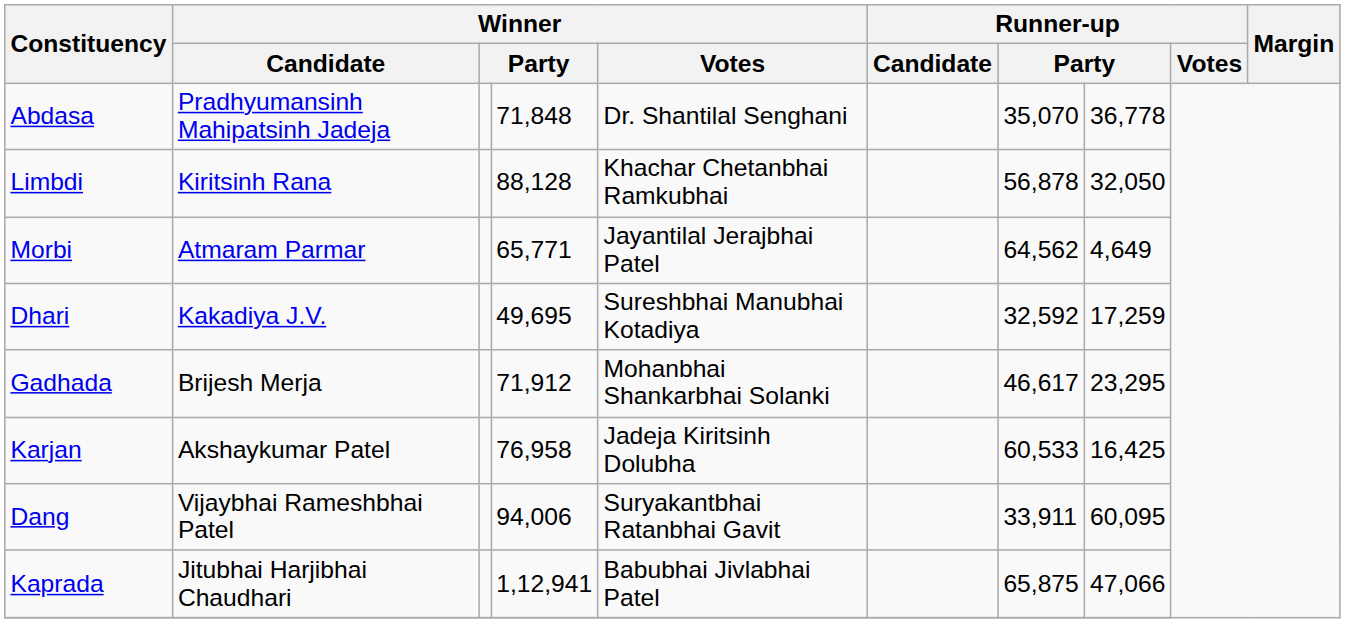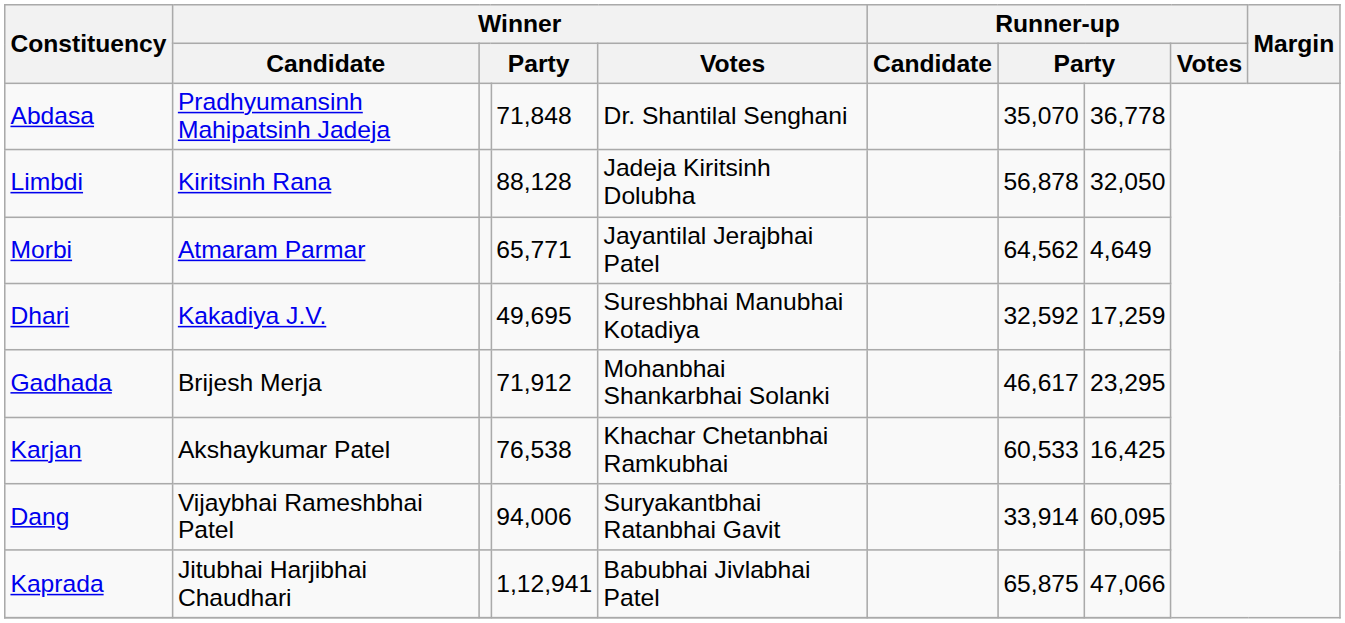(716, 182) Khachar Chetanbhai Ramkubhai -> (687, 182) Jadeja Kiritsinh Dolubha
(534, 450) 76,958 -> (534, 450) 76,538
(687, 450) Jadeja Kiritsinh Dolubha -> (716, 450) Khachar Chetanbhai Ramkubhai
(1040, 516) 33,911 -> (1041, 516) 33,914
